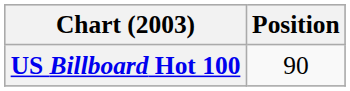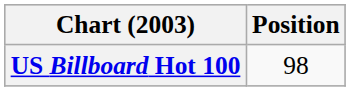(296, 65) 90 -> (296, 65) 98
